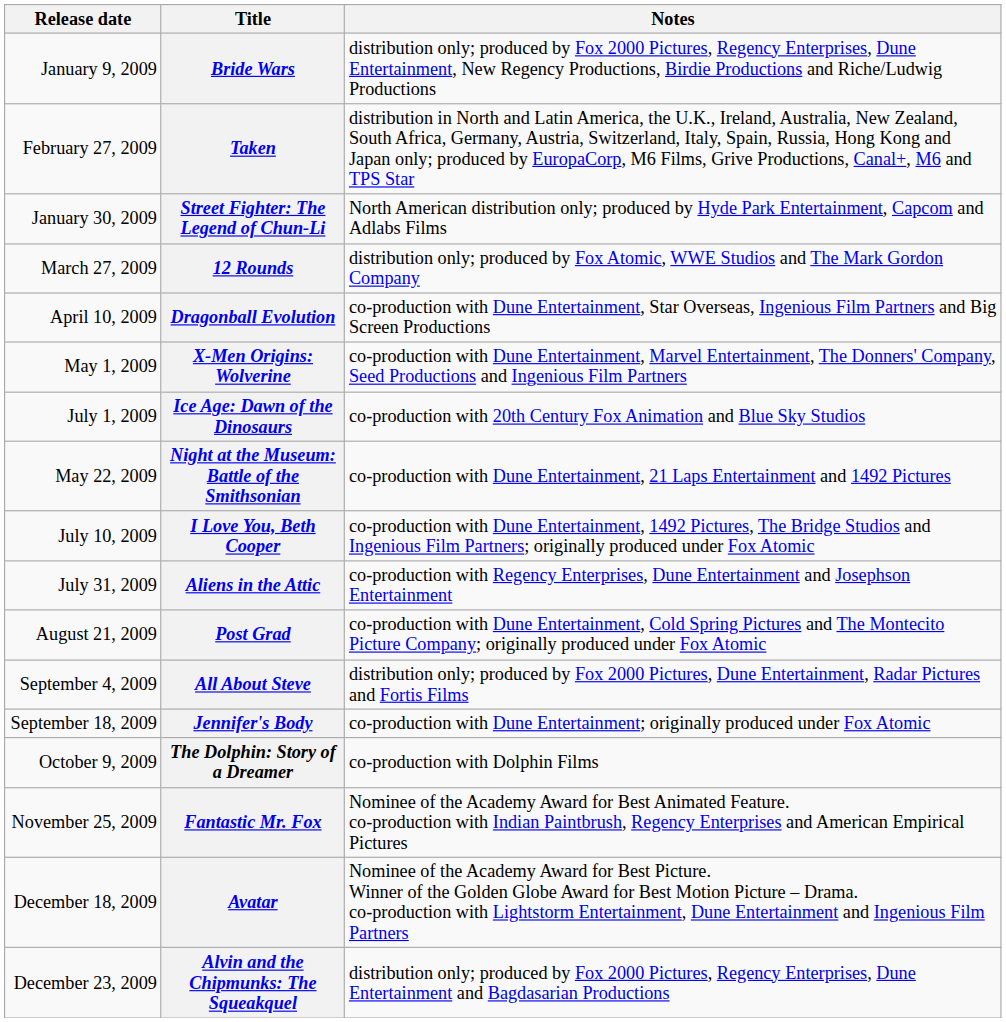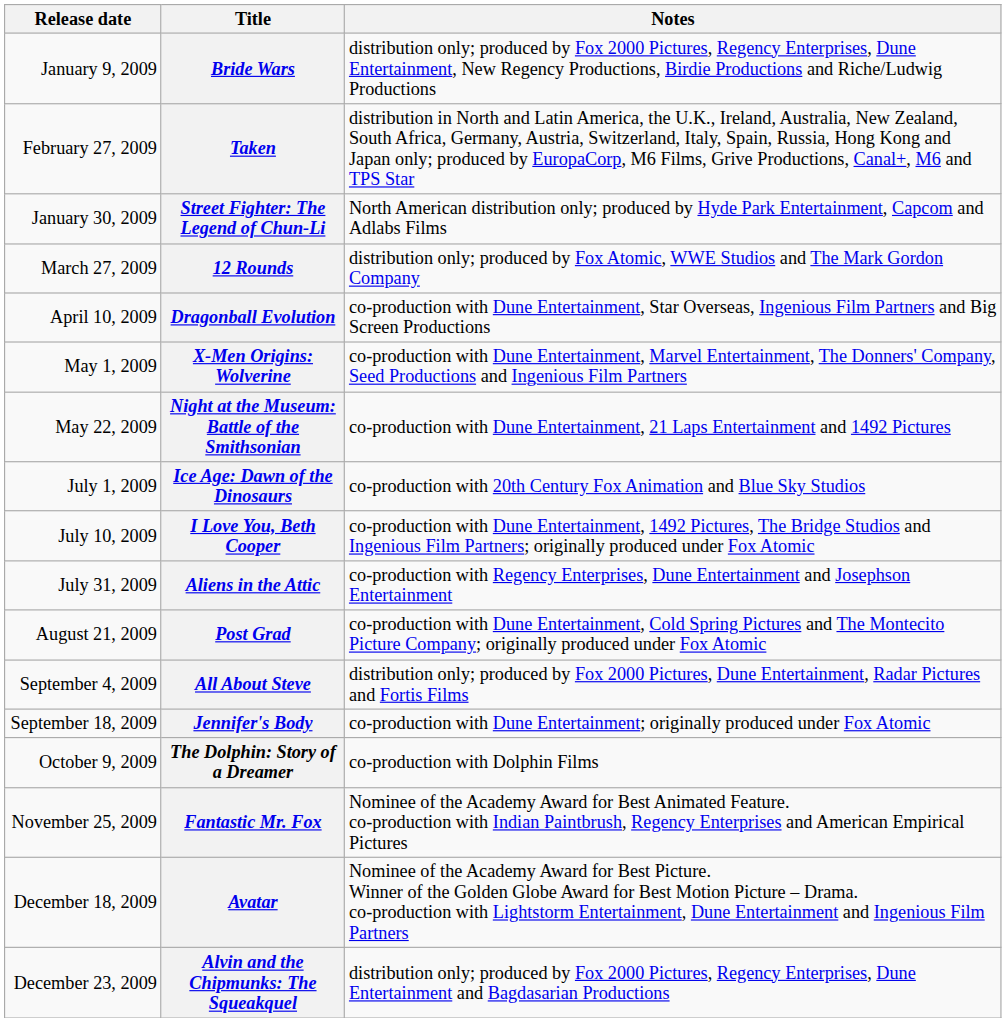rows swapped: (253, 476) <-> (253, 416)
